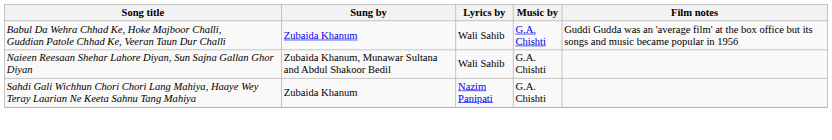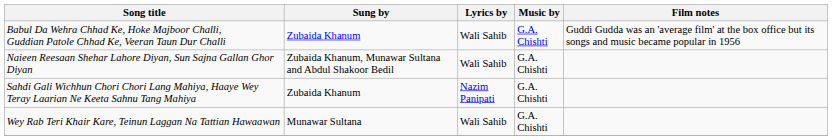+ row: (143, 121)
